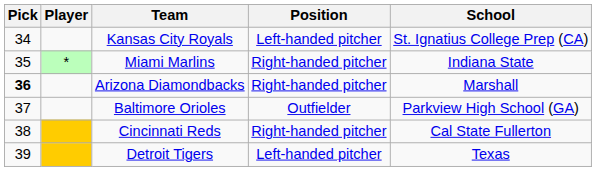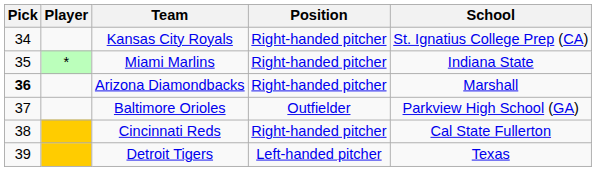(319, 39) Left-handed pitcher -> (319, 39) Right-handed pitcher
